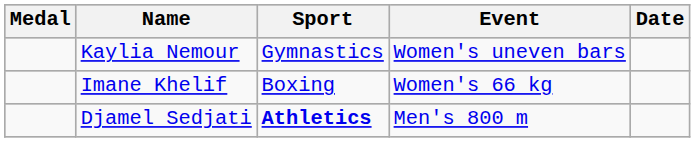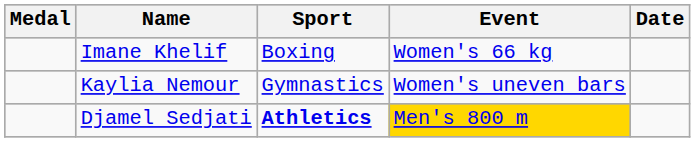rows swapped: (160, 55) <-> (154, 87)
(461, 120) no background -> (461, 120) gold background
